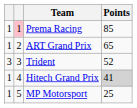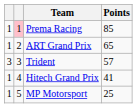(108, 61) 52 -> (108, 61) 57
(108, 77) lightgrey background -> (108, 77) no background
